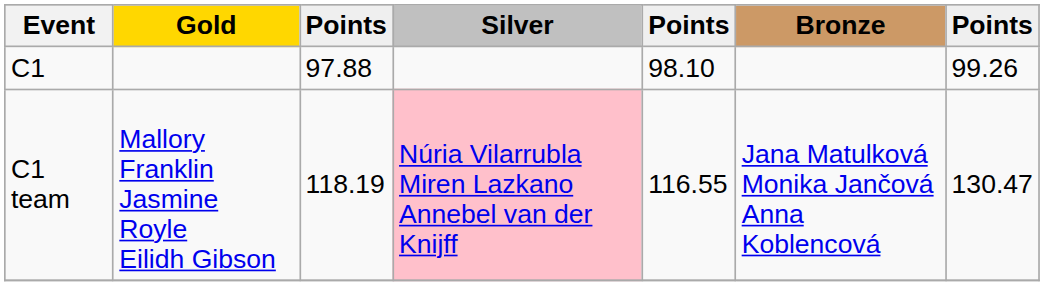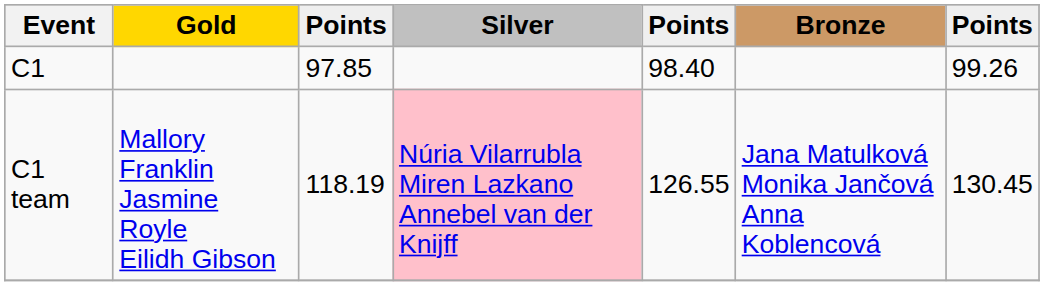(339, 67) 97.88 -> (339, 67) 97.85
(682, 67) 98.10 -> (681, 67) 98.40
(688, 184) 116.55 -> (689, 184) 126.55
(992, 184) 130.47 -> (992, 184) 130.45
